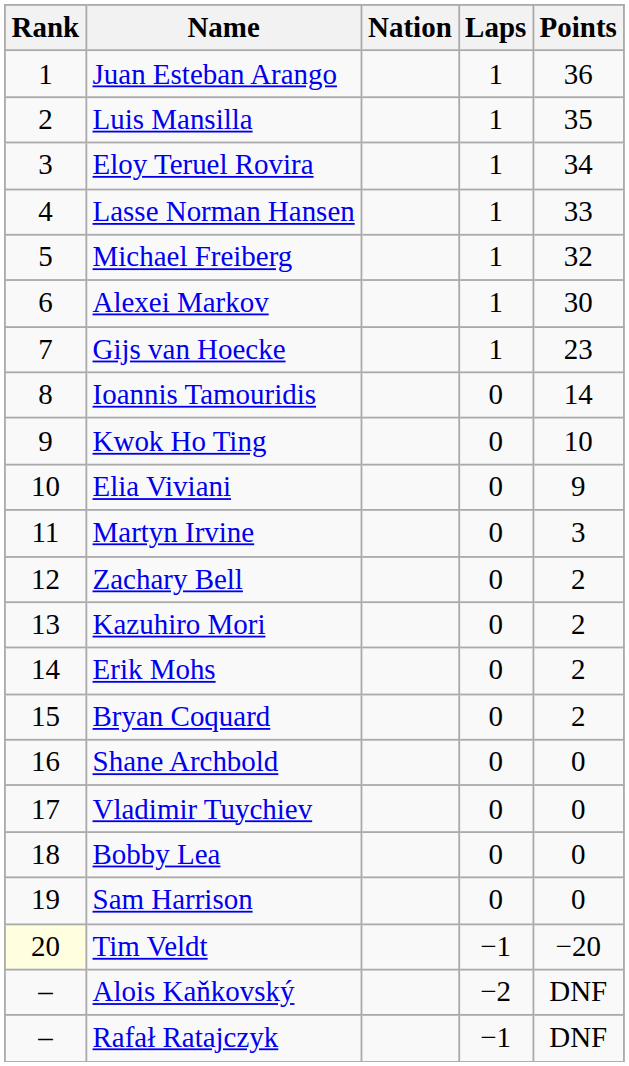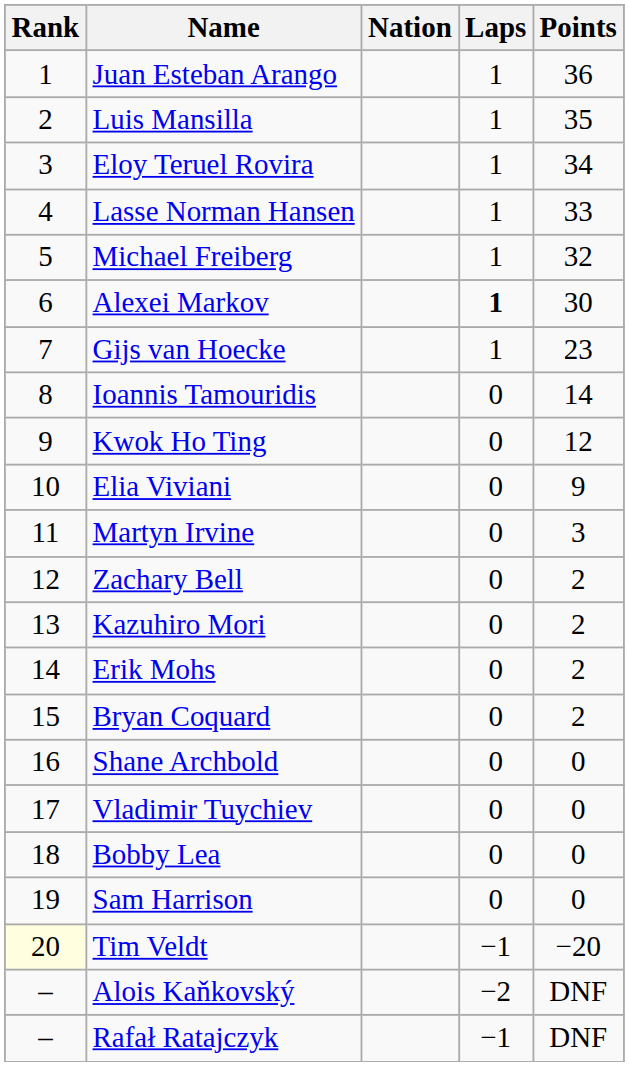(496, 303) normal -> (496, 303) bold
(578, 440) 10 -> (578, 440) 12
